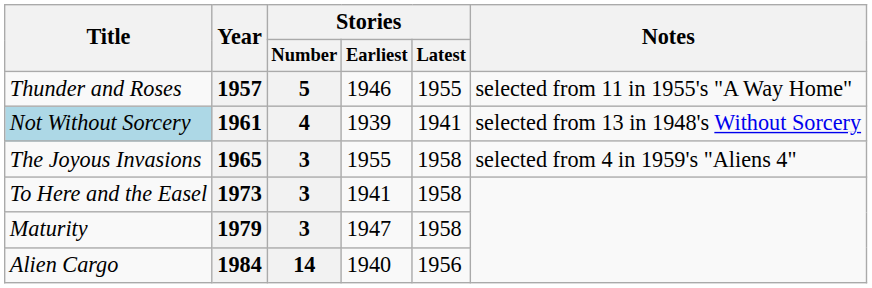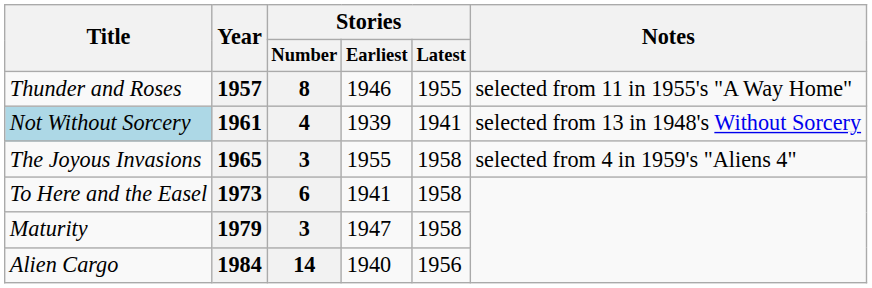(304, 88) 5 -> (304, 88) 8
(304, 194) 3 -> (304, 194) 6
